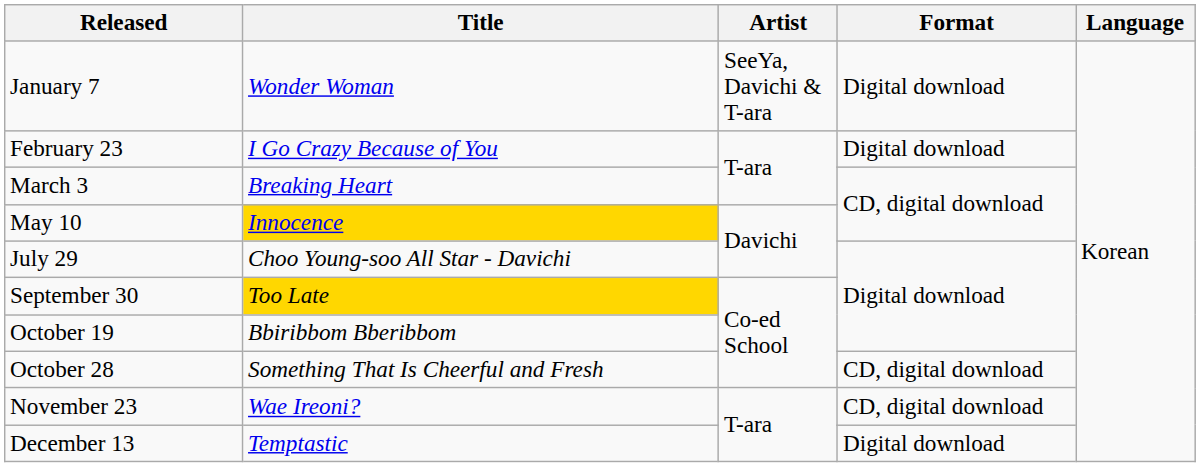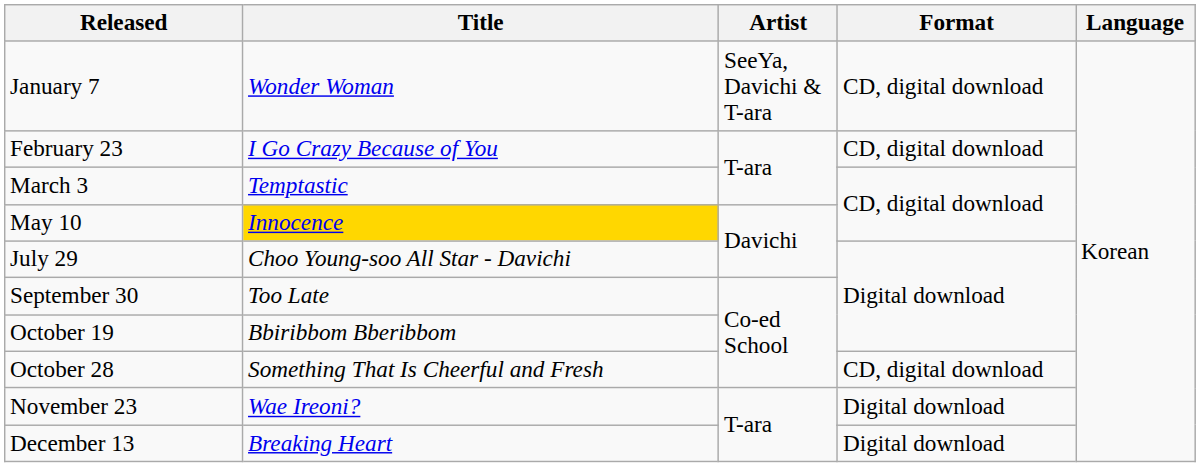(924, 85) Digital download -> (943, 85) CD, digital download
(924, 148) Digital download -> (943, 148) CD, digital download
(320, 185) Breaking Heart -> (298, 185) Temptastic
(289, 295) gold background -> (289, 295) no background
(943, 406) CD, digital download -> (924, 406) Digital download
(298, 443) Temptastic -> (320, 443) Breaking Heart
